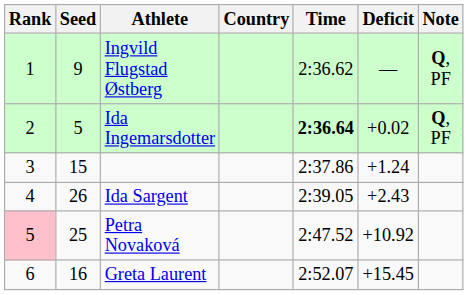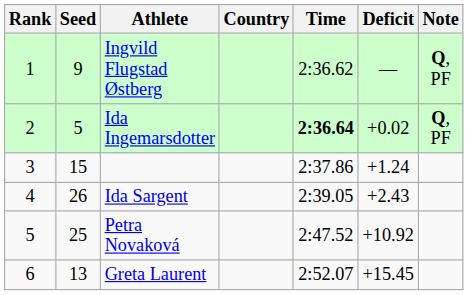(30, 235) pink background -> (30, 235) no background
(78, 274) 16 -> (78, 274) 13
